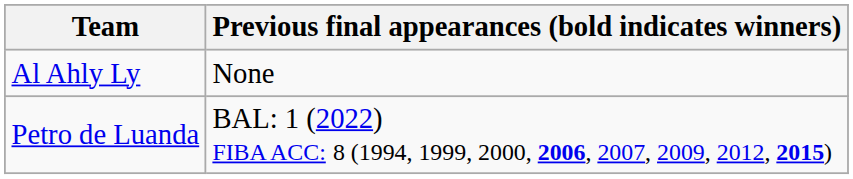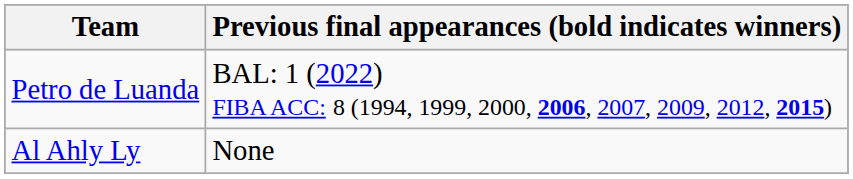rows swapped: (105, 134) <-> (76, 72)
